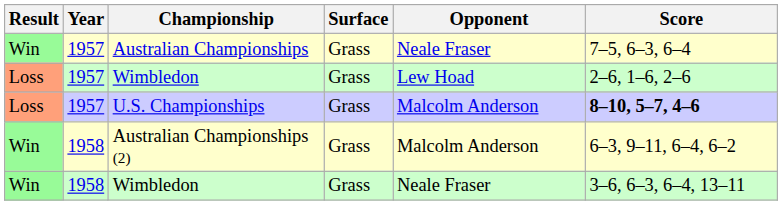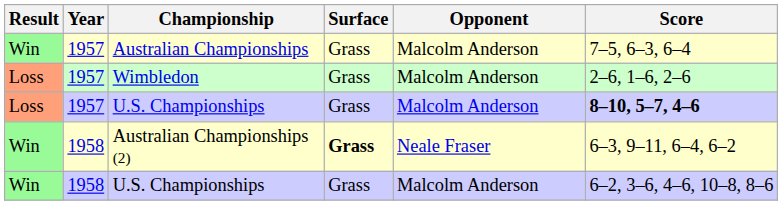(444, 48) Neale Fraser -> (468, 48) Malcolm Anderson
(436, 77) Lew Hoad -> (468, 77) Malcolm Anderson
(349, 146) normal -> (351, 146) bold
(468, 146) Malcolm Anderson -> (444, 146) Neale Fraser
- row: (24, 185)
+ row: (24, 185)
